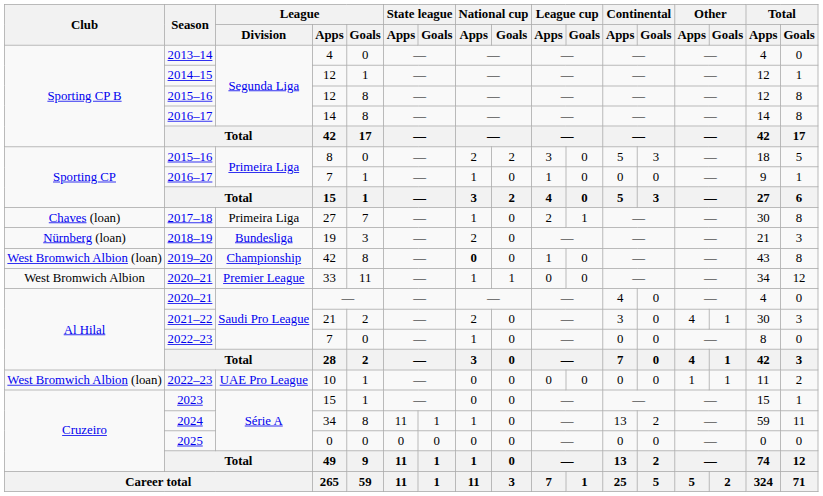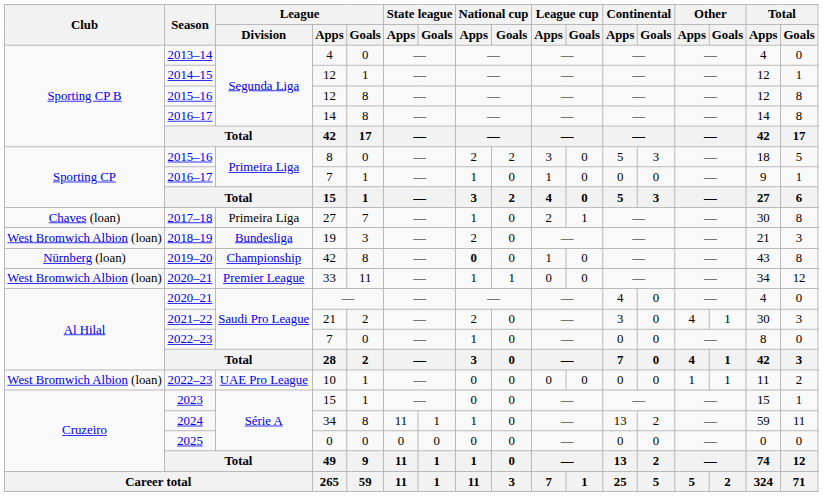(85, 237) Nürnberg (loan) -> (85, 237) West Bromwich Albion (loan)
(85, 258) West Bromwich Albion (loan) -> (85, 258) Nürnberg (loan)
(85, 278) West Bromwich Albion -> (85, 278) West Bromwich Albion (loan)
